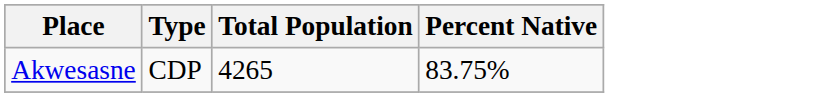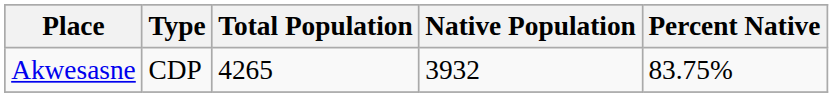+ column: (531, 26)
